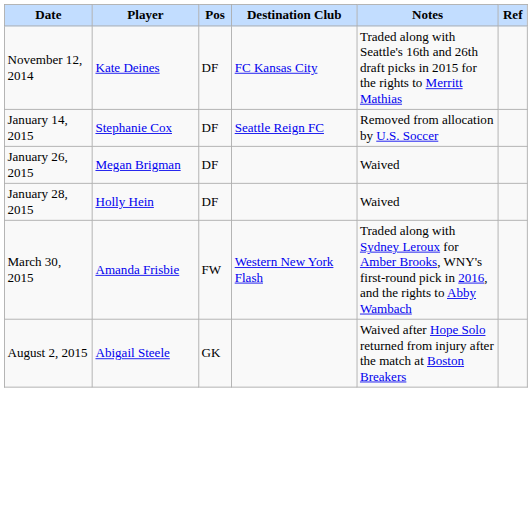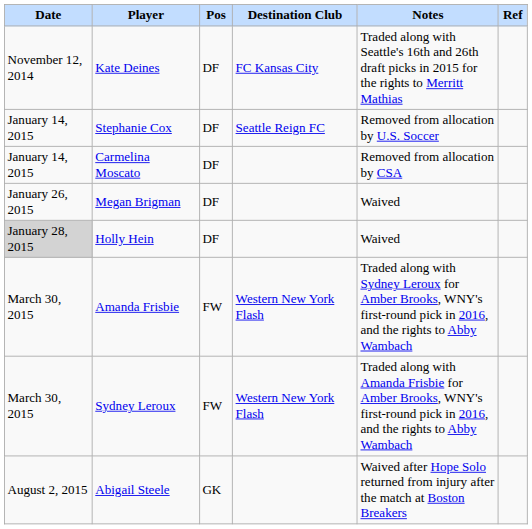+ row: (122, 165)
(38, 202) no background -> (38, 239) lightgrey background
+ row: (135, 406)
